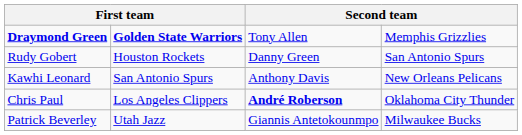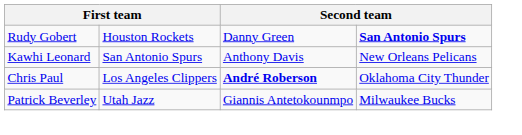- row: (57, 36)
(434, 57) normal -> (412, 36) bold
